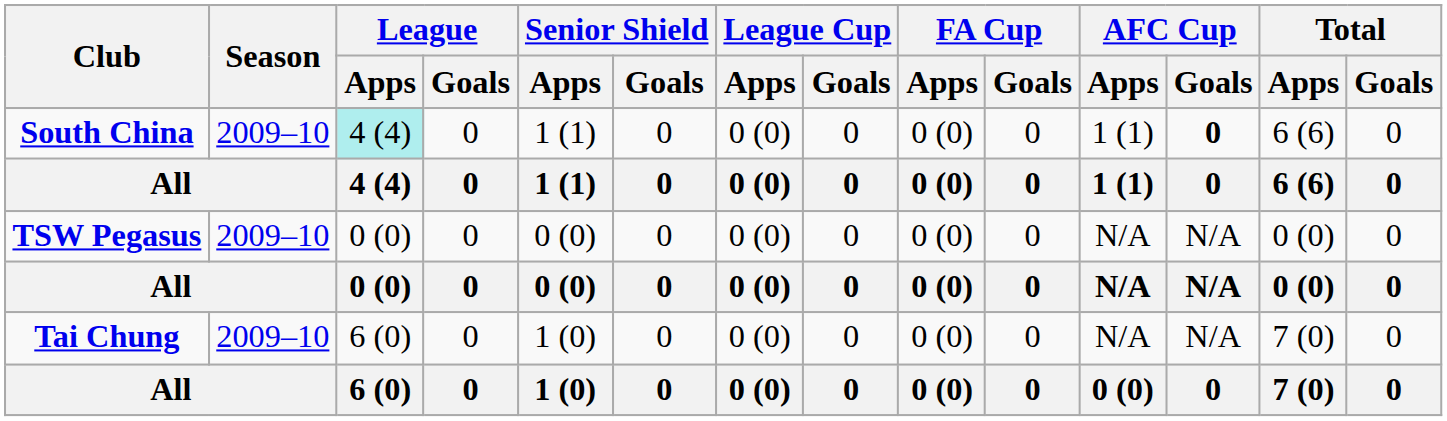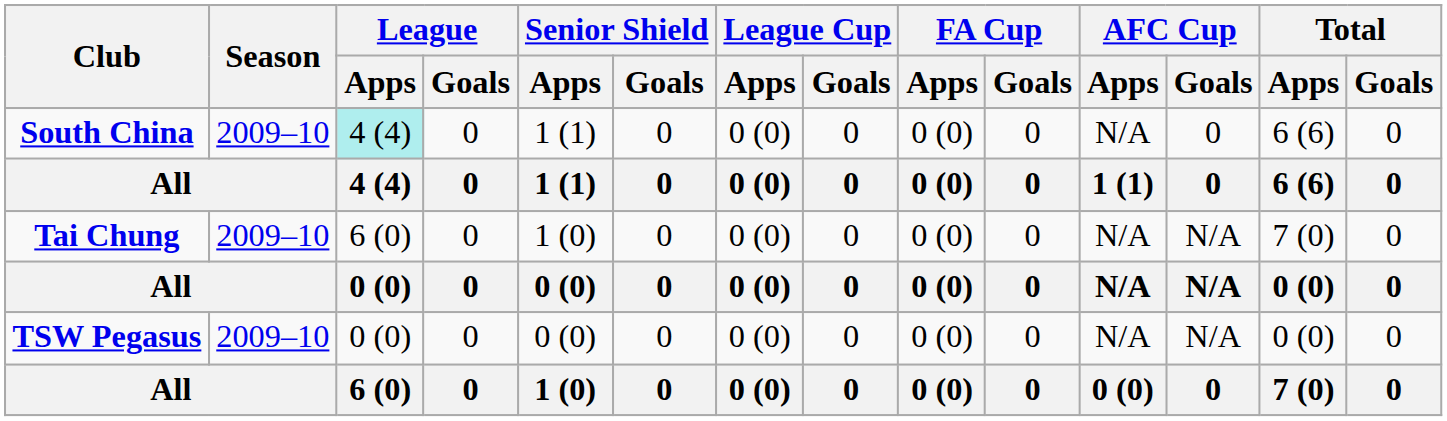(1123, 132) 1 (1) -> (1123, 132) N/A
(1213, 132) bold -> (1213, 132) normal
rows swapped: (107, 235) <-> (107, 337)
